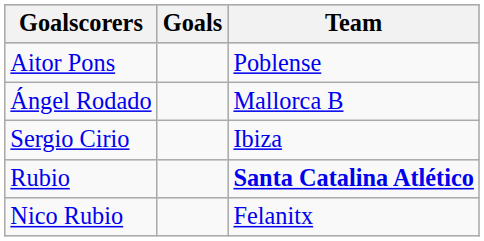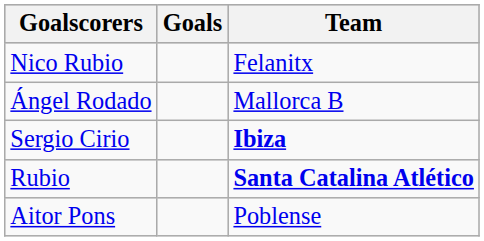rows swapped: (63, 62) <-> (67, 216)
(258, 139) normal -> (260, 139) bold
